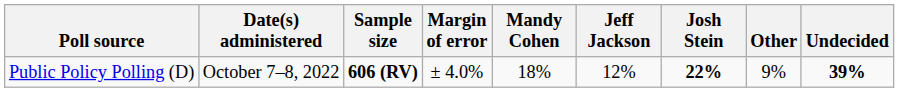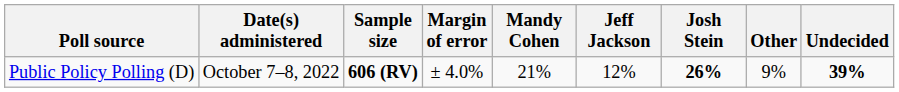(534, 71) 18% -> (534, 71) 21%
(704, 71) 22% -> (704, 71) 26%
